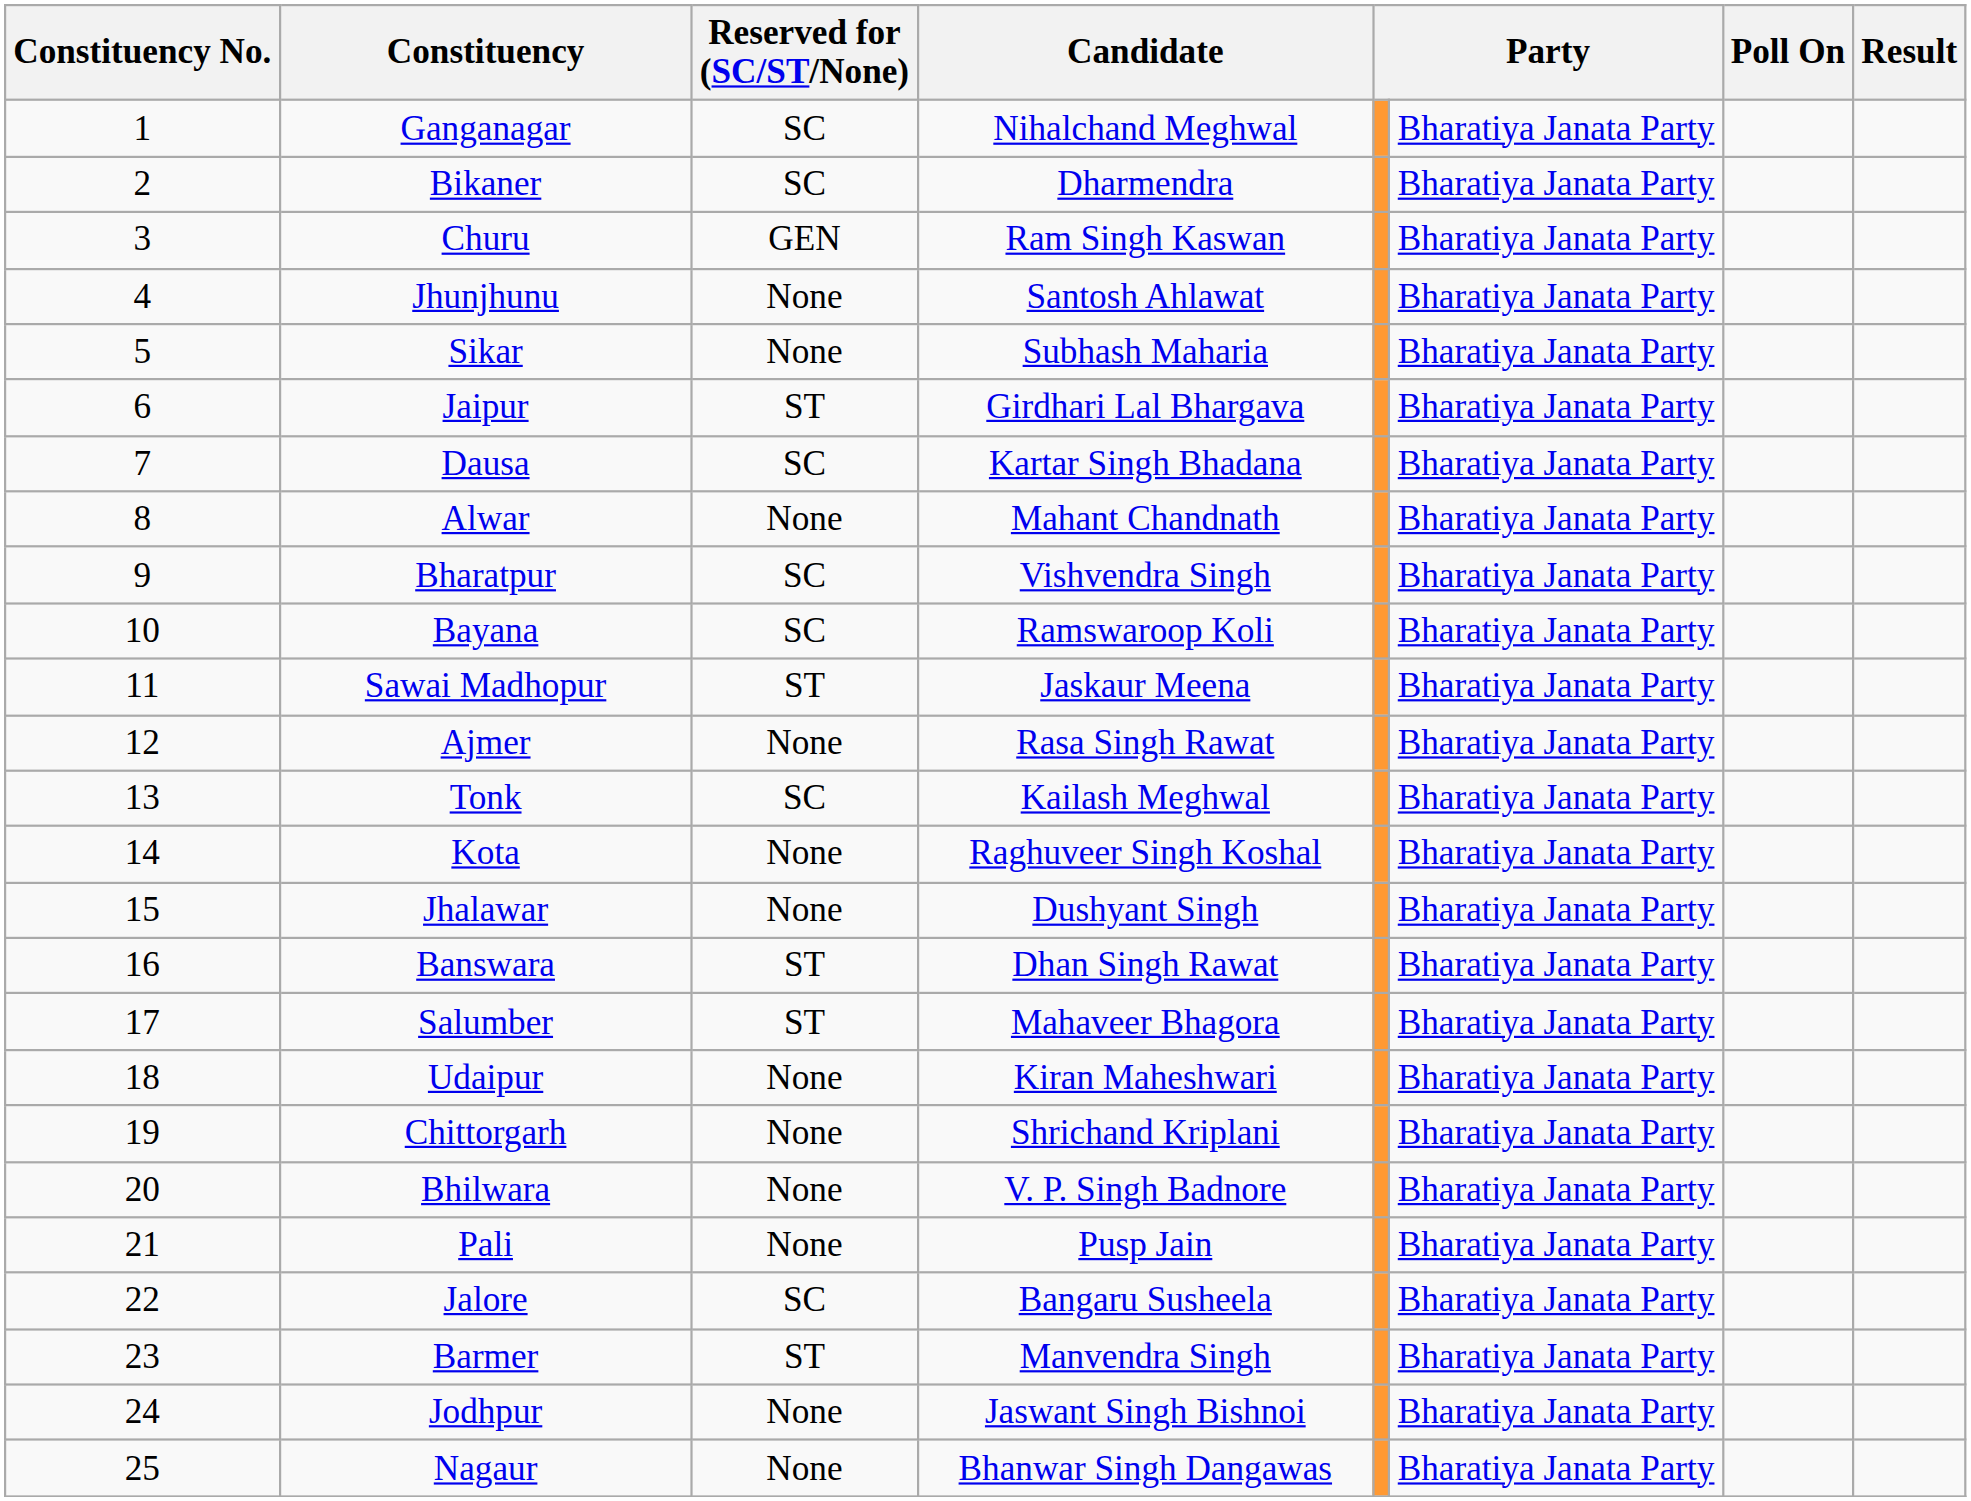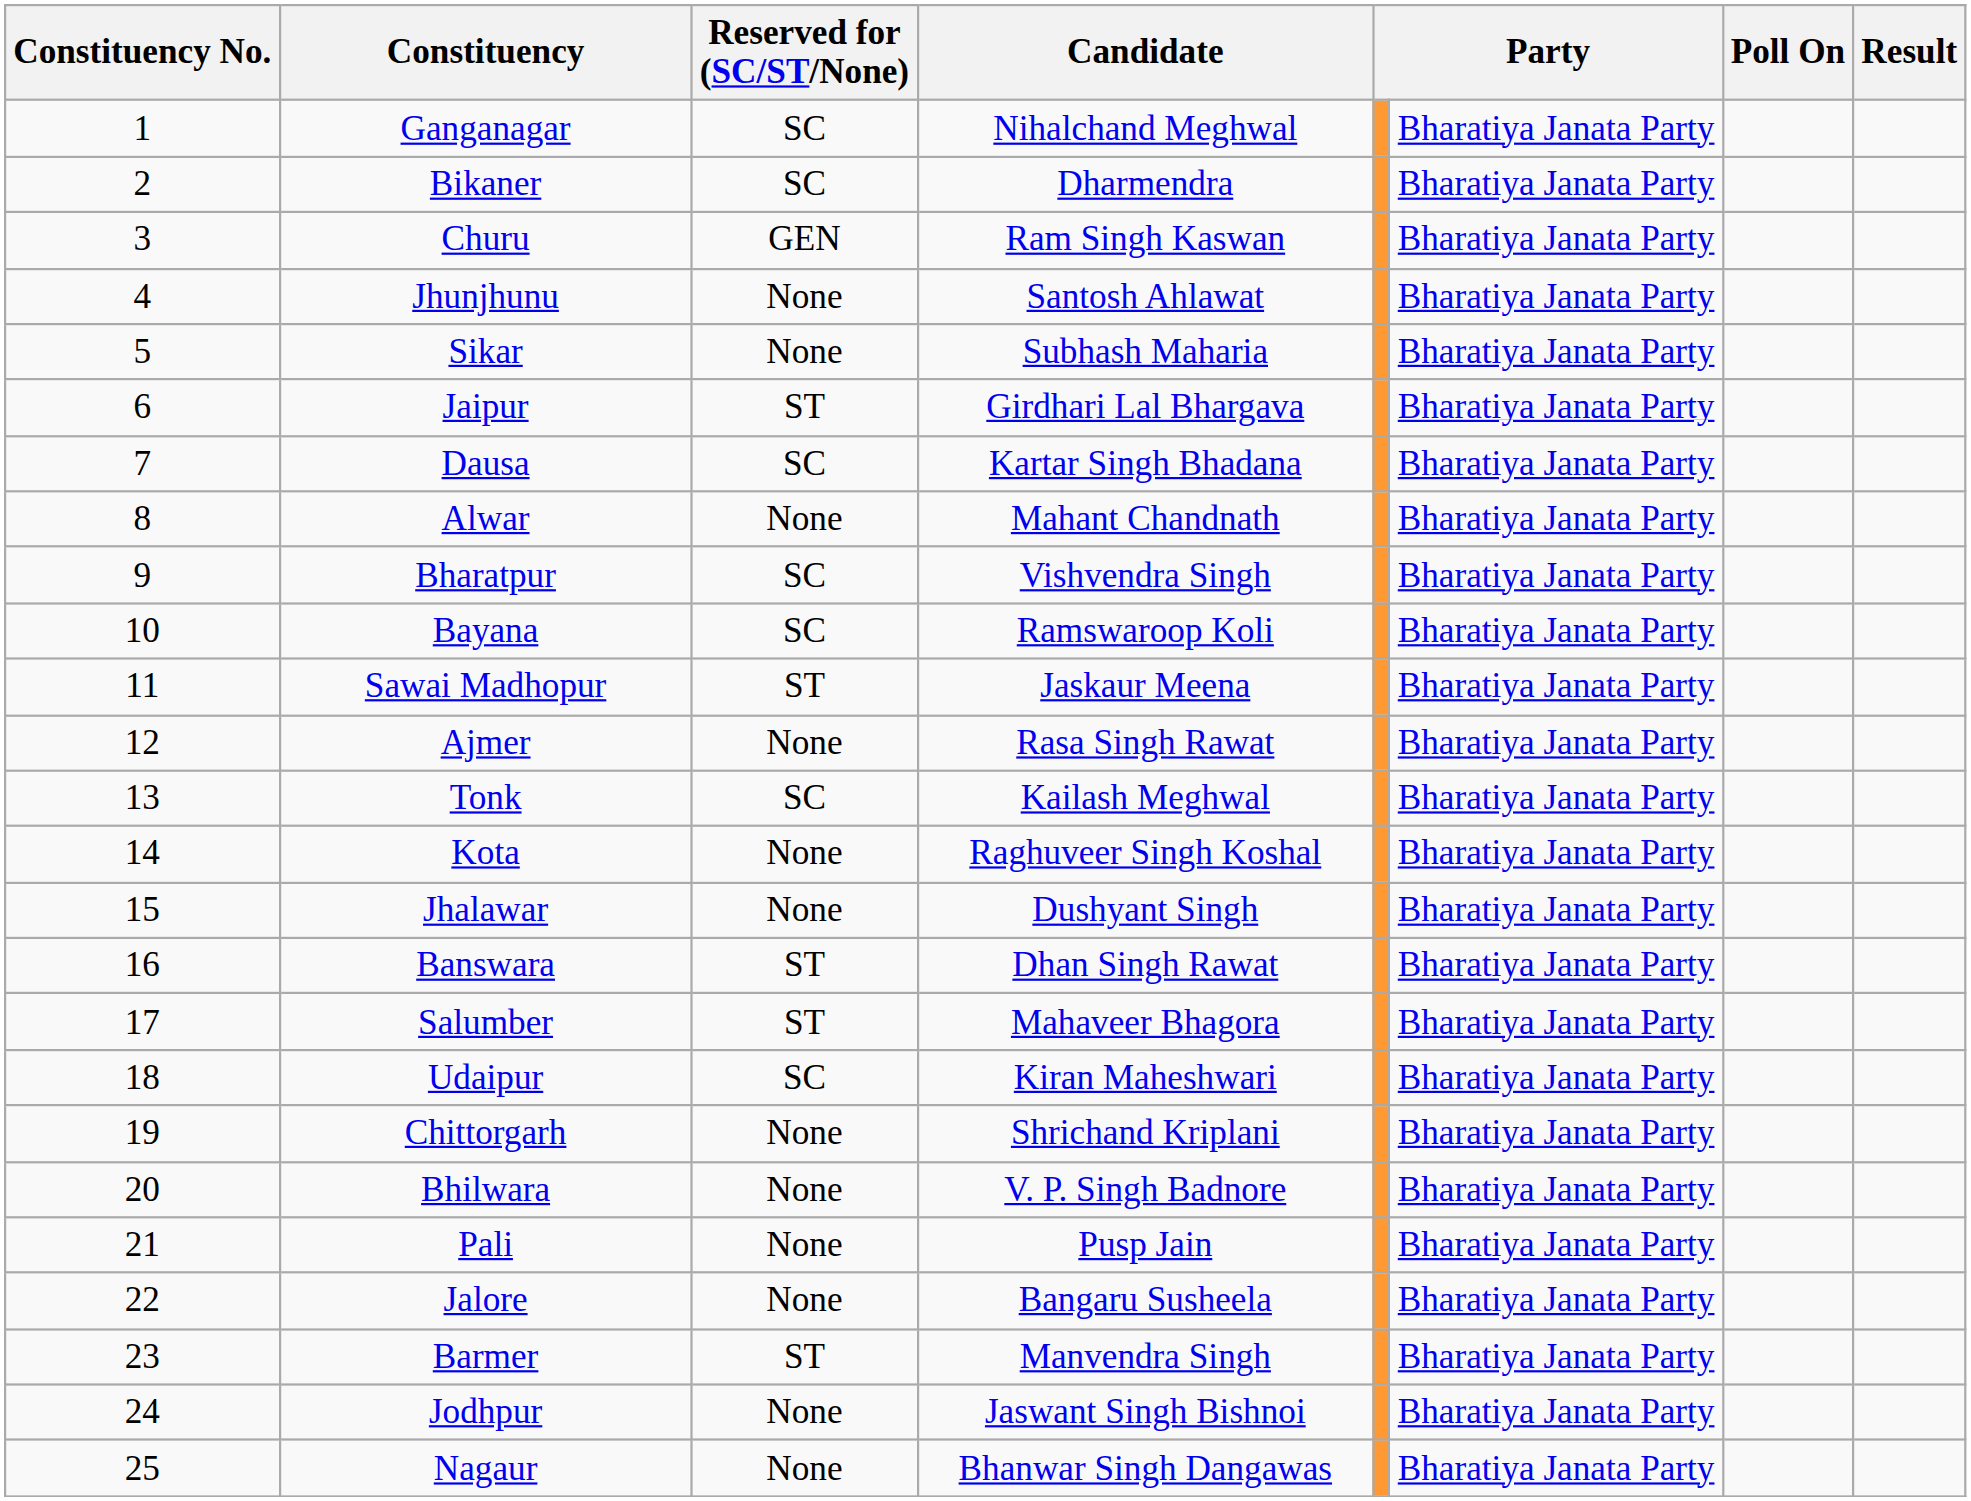(804, 1076) None -> (804, 1076) SC
(804, 1300) SC -> (804, 1300) None
